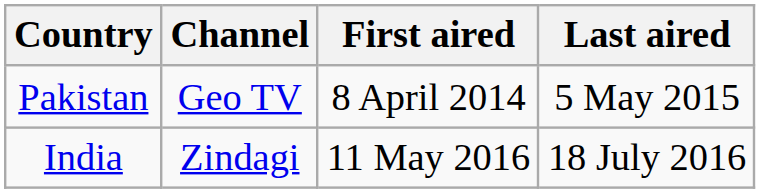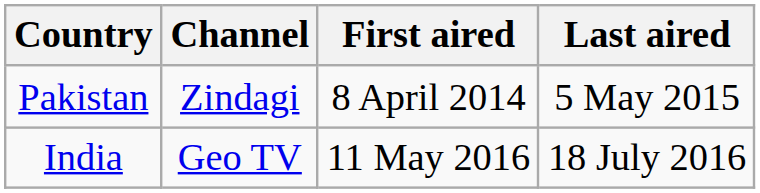(240, 95) Geo TV -> (240, 95) Zindagi
(240, 156) Zindagi -> (240, 156) Geo TV
